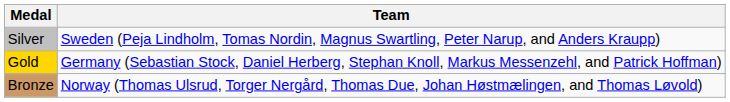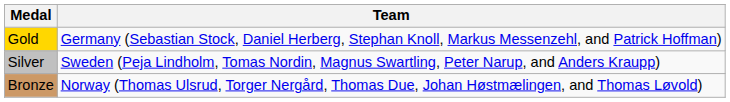rows swapped: (23, 62) <-> (26, 39)
